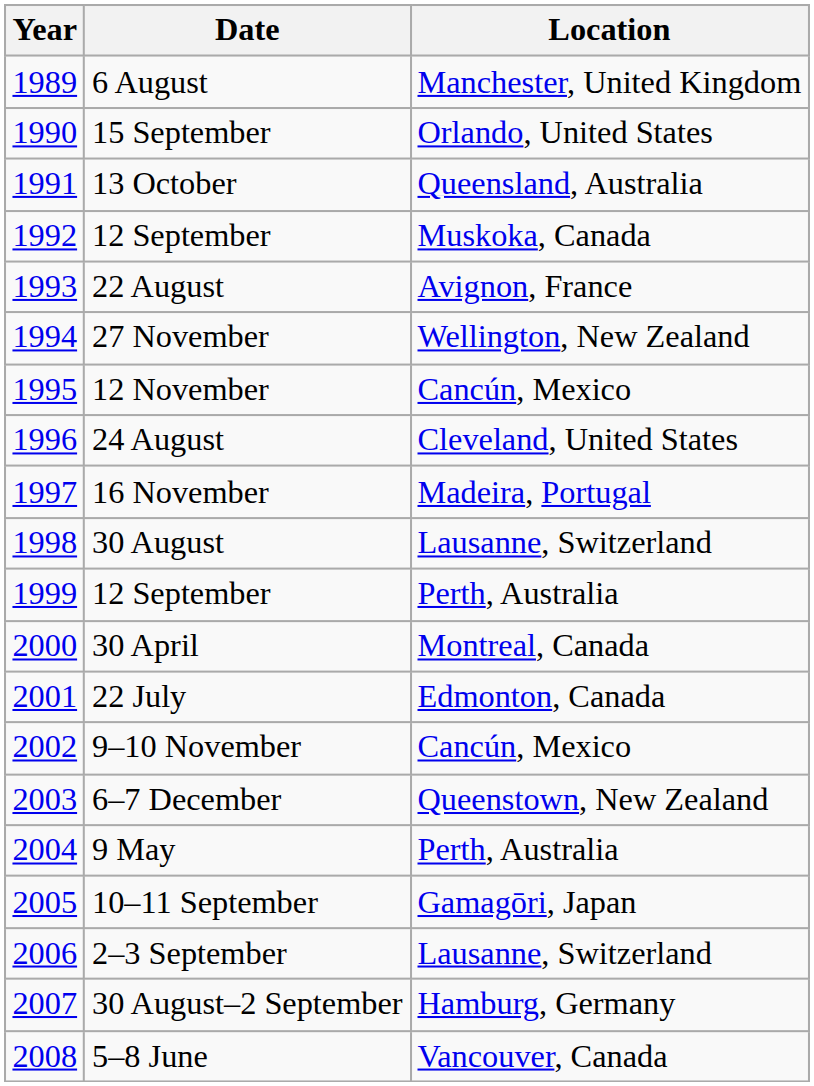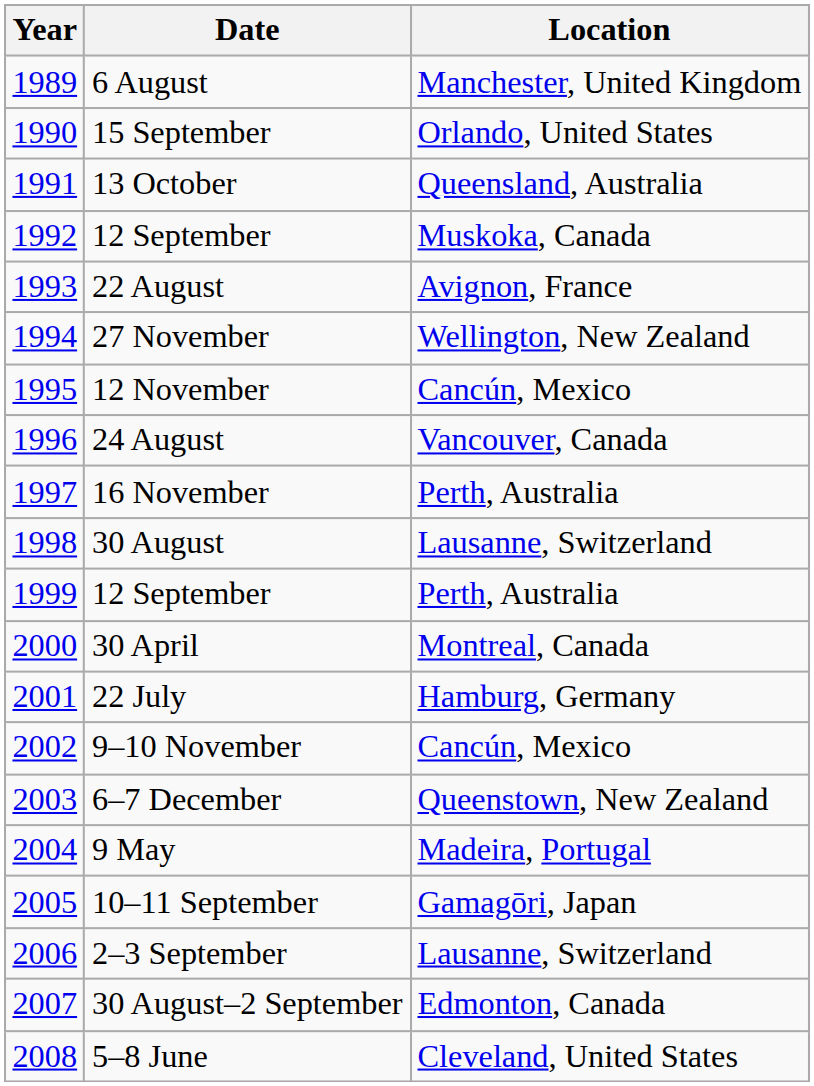(578, 440) Cleveland, United States -> (543, 440) Vancouver, Canada
(534, 491) Madeira, Portugal -> (518, 491) Perth, Australia
(541, 696) Edmonton, Canada -> (546, 696) Hamburg, Germany
(518, 850) Perth, Australia -> (534, 850) Madeira, Portugal
(546, 1004) Hamburg, Germany -> (541, 1004) Edmonton, Canada
(543, 1055) Vancouver, Canada -> (578, 1055) Cleveland, United States
